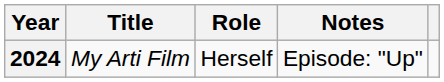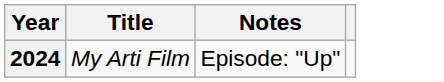- column: (236, 22)
